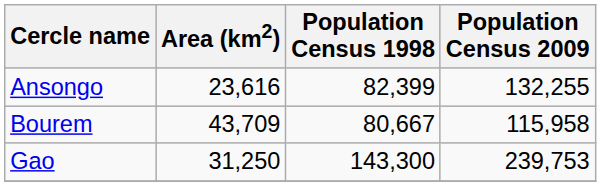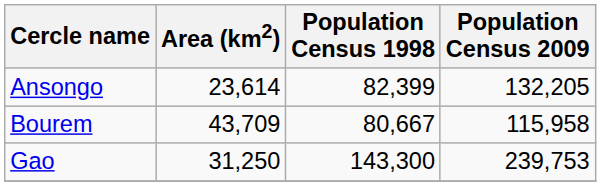(244, 86) 23,616 -> (244, 86) 23,614
(547, 86) 132,255 -> (547, 86) 132,205
